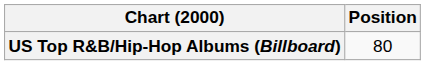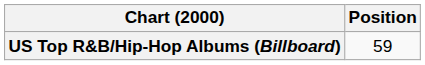(383, 45) 80 -> (383, 45) 59
